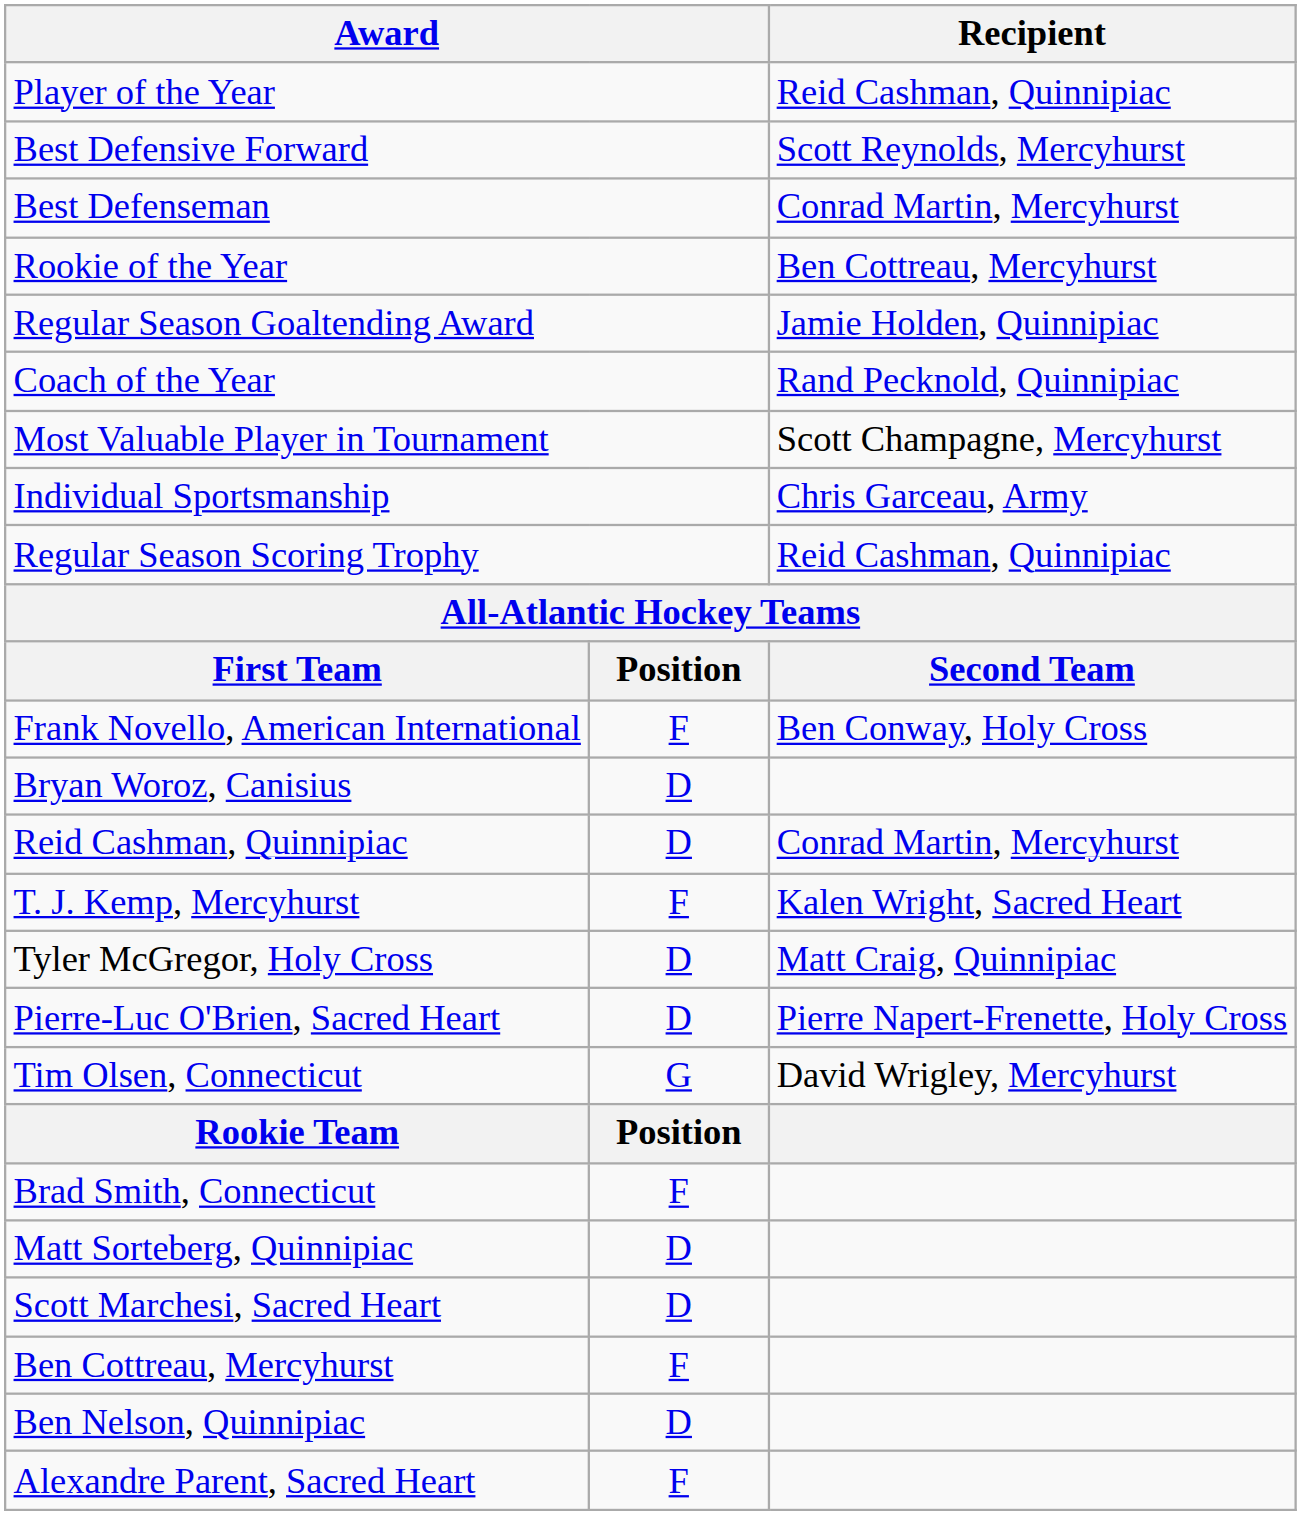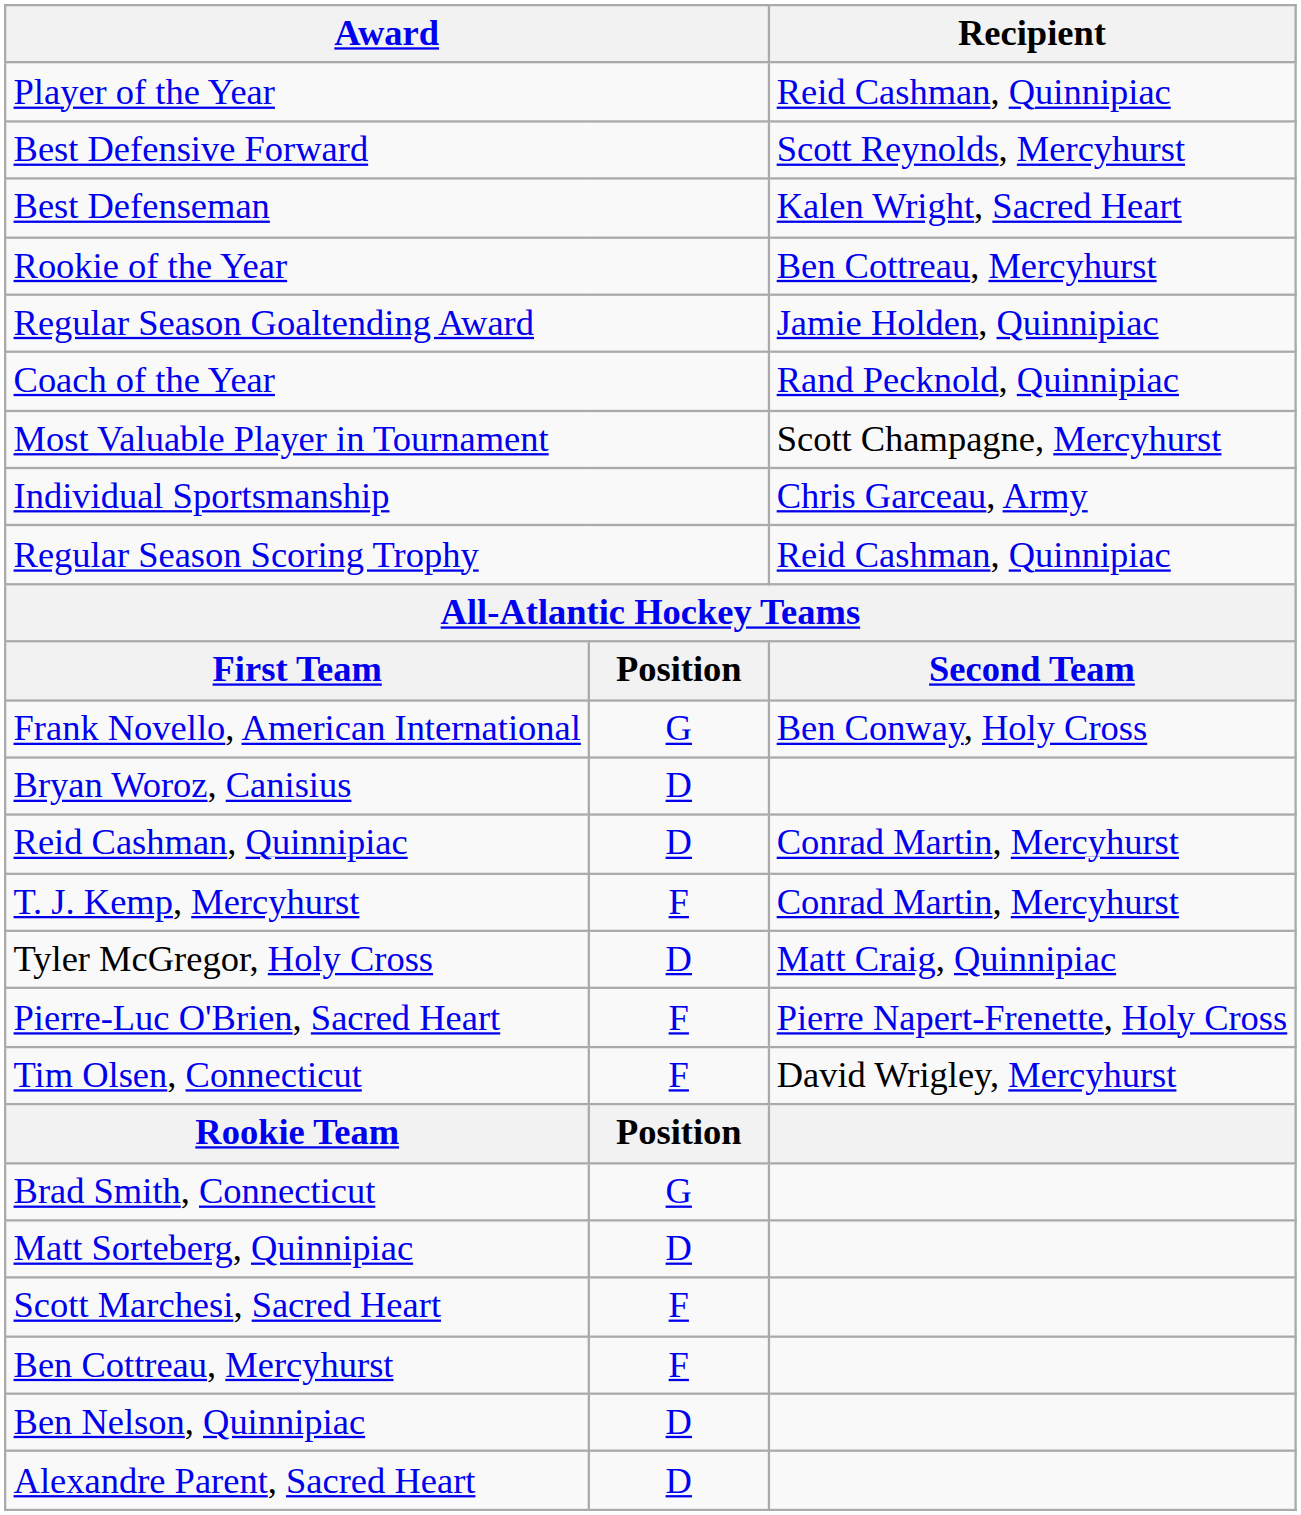(978, 206) Conrad Martin, Mercyhurst -> (979, 206) Kalen Wright, Sacred Heart
(679, 727) F -> (679, 727) G
(979, 901) Kalen Wright, Sacred Heart -> (978, 901) Conrad Martin, Mercyhurst
(679, 1016) D -> (679, 1016) F
(679, 1074) G -> (679, 1074) F
(679, 1190) F -> (679, 1190) G
(679, 1306) D -> (679, 1306) F
(679, 1479) F -> (679, 1479) D
